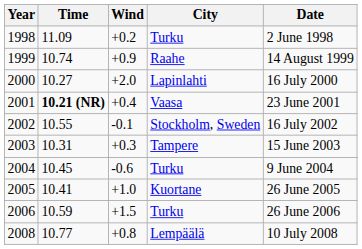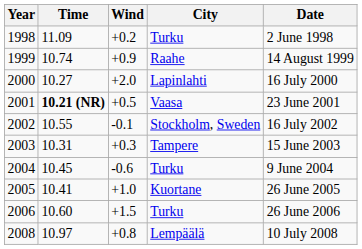(124, 102) +0.4 -> (124, 102) +0.5
(57, 211) 10.59 -> (57, 211) 10.60
(57, 233) 10.77 -> (57, 233) 10.97
